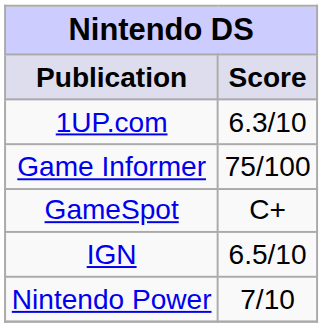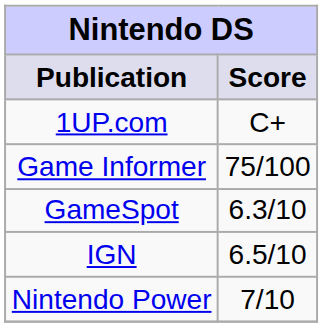(268, 122) 6.3/10 -> (268, 122) C+
(268, 210) C+ -> (268, 210) 6.3/10
